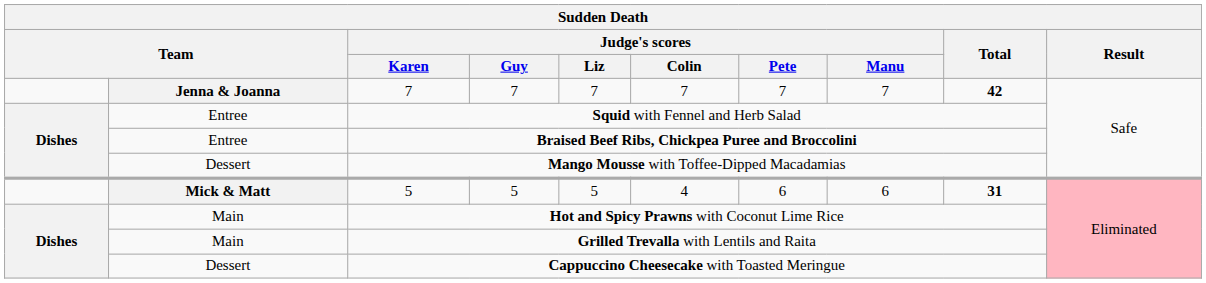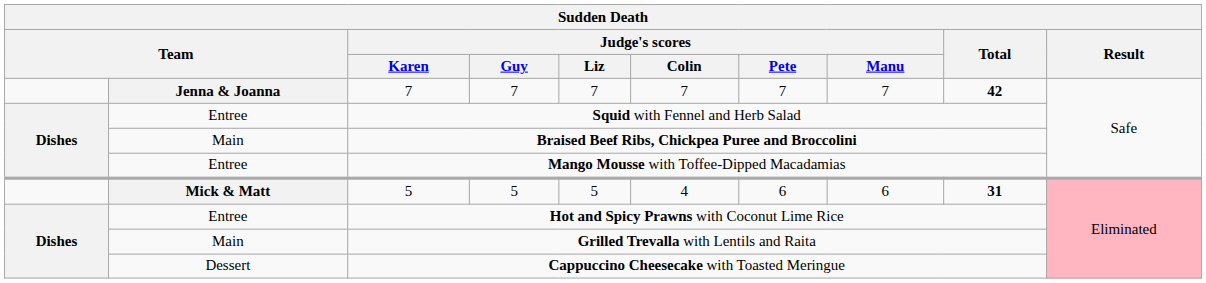(228, 140) Entree -> (228, 140) Main
(228, 165) Dessert -> (228, 165) Entree
(228, 216) Main -> (228, 216) Entree
